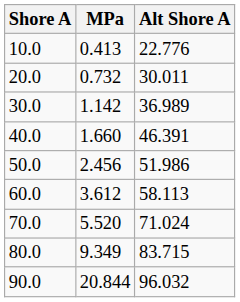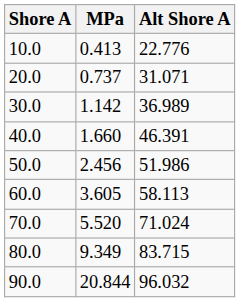(101, 77) 0.732 -> (101, 77) 0.737
(164, 77) 30.011 -> (164, 77) 31.071
(101, 194) 3.612 -> (101, 194) 3.605
